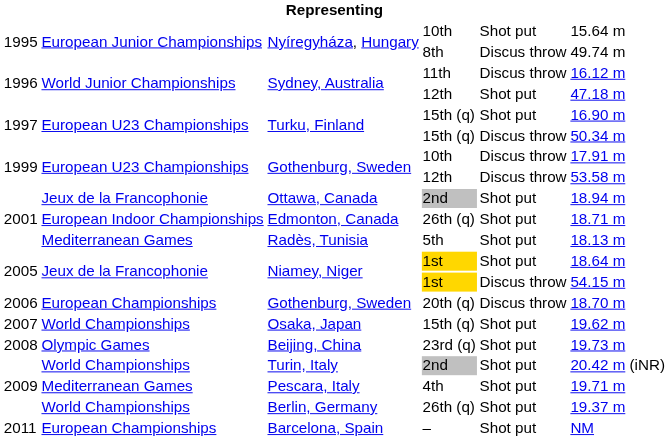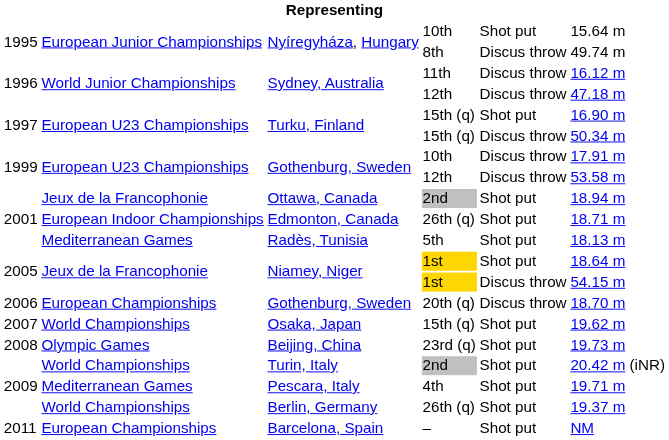(508, 94) Shot put -> (523, 94) Discus throw
